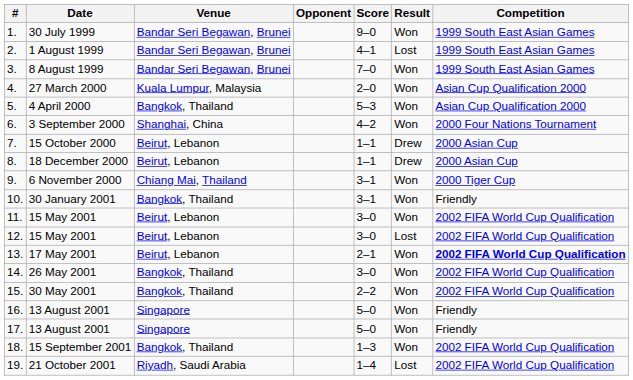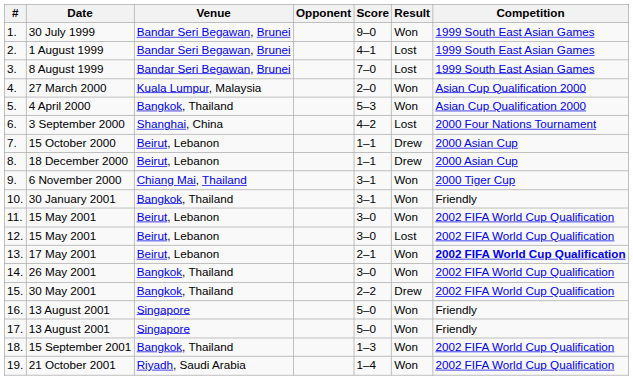(406, 69) Won -> (405, 69) Lost
(406, 124) Won -> (405, 124) Lost
(406, 291) Won -> (408, 291) Drew
(405, 365) Lost -> (406, 365) Won
